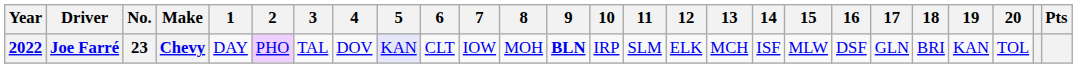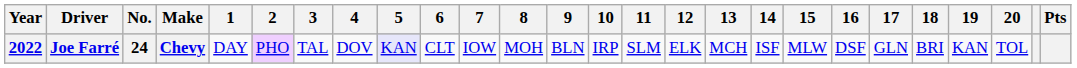(139, 47) 23 -> (139, 47) 24
(568, 47) bold -> (568, 47) normal
